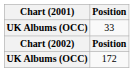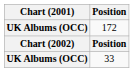rows swapped: (109, 28) <-> (109, 59)
